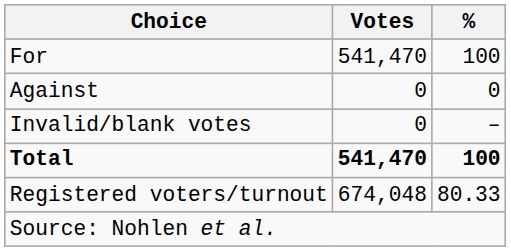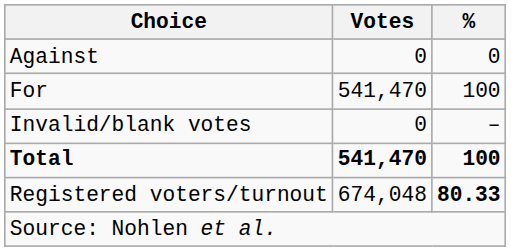rows swapped: (29, 57) <-> (54, 91)
(469, 195) normal -> (469, 195) bold
